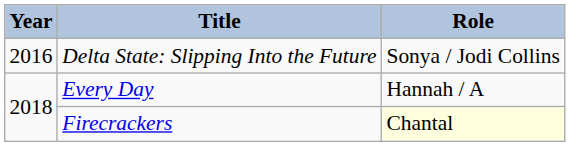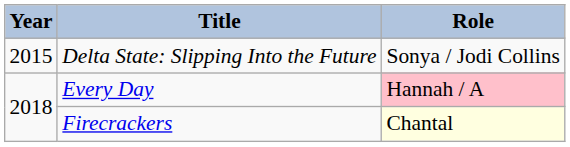(31, 55) 2016 -> (31, 55) 2015
(435, 89) no background -> (435, 89) pink background
